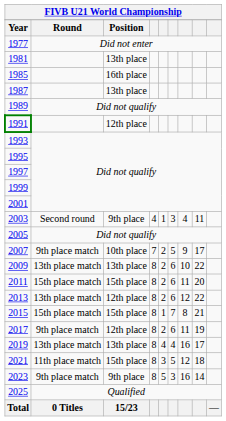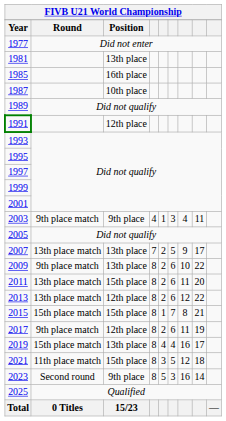(126, 91) 13th place -> (126, 91) 10th place
(67, 219) Second round -> (67, 219) 9th place match
(67, 250) 9th place match -> (67, 250) 13th place match
(126, 250) 10th place -> (126, 250) 13th place
(67, 266) 13th place match -> (67, 266) 9th place match
(67, 282) 15th place match -> (67, 282) 13th place match
(67, 345) 13th place match -> (67, 345) 15th place match
(67, 376) 9th place match -> (67, 376) Second round
